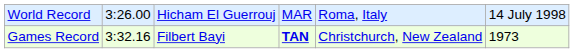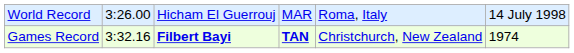(191, 36) normal -> (194, 36) bold
(504, 36) 1973 -> (504, 36) 1974
